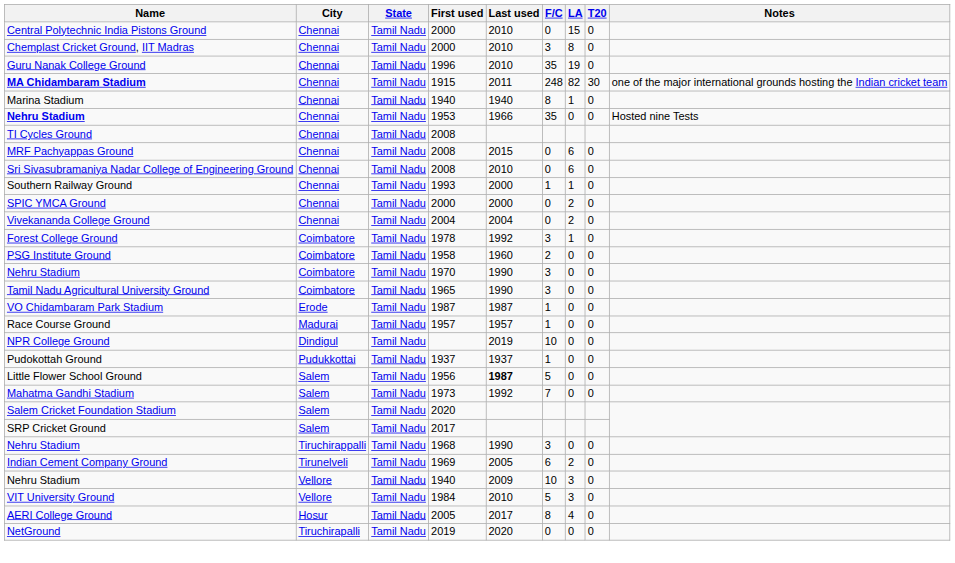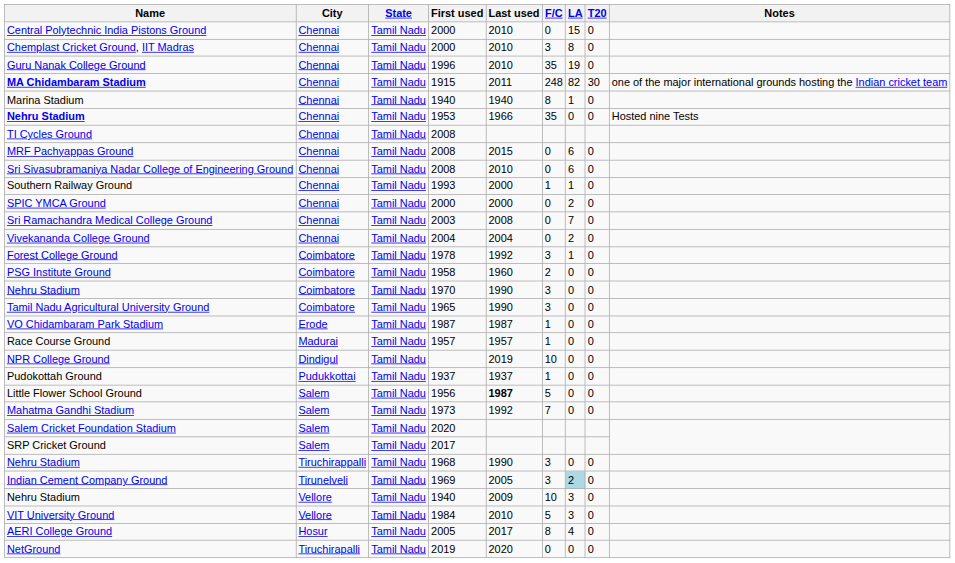+ row: (110, 221)
(548, 463) 6 -> (548, 480) 3
(571, 463) no background -> (571, 480) lightblue background
